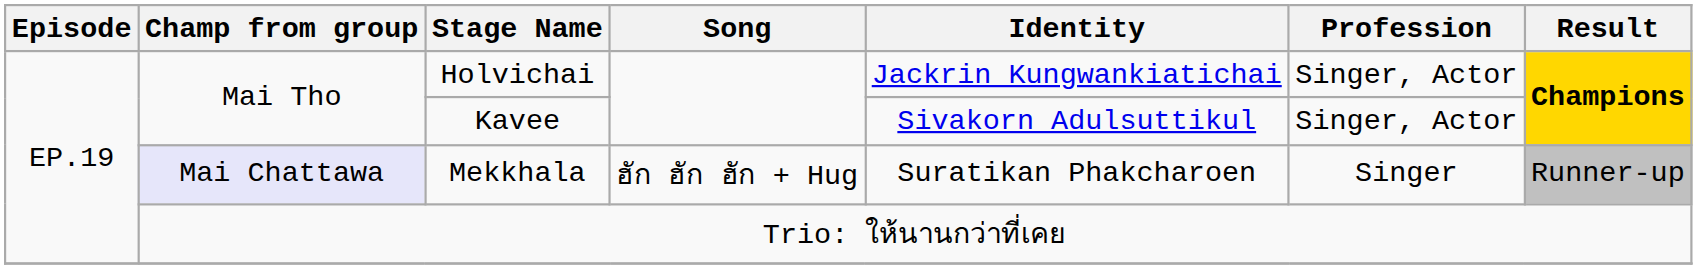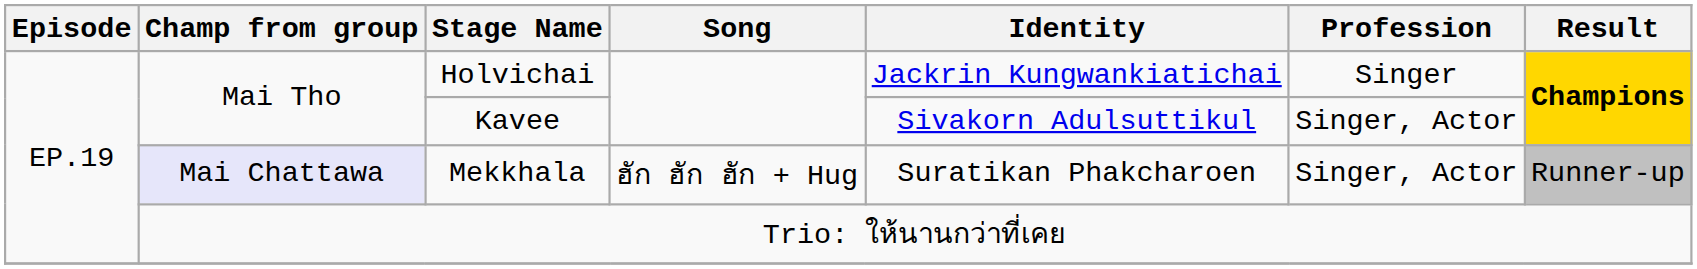(1406, 75) Singer, Actor -> (1406, 75) Singer
(1406, 174) Singer -> (1406, 174) Singer, Actor
